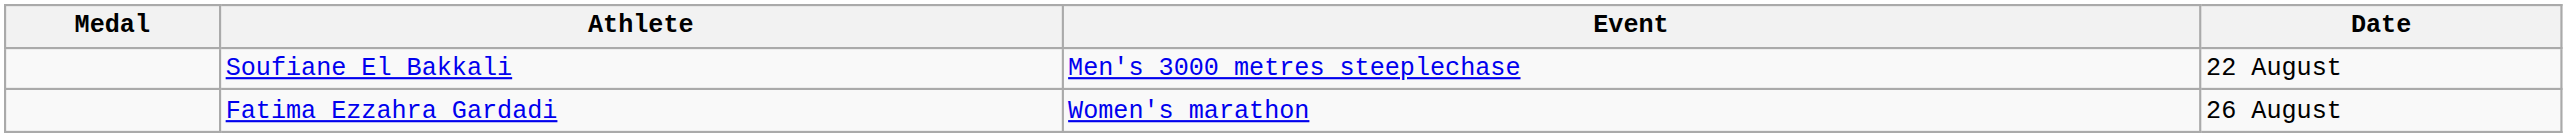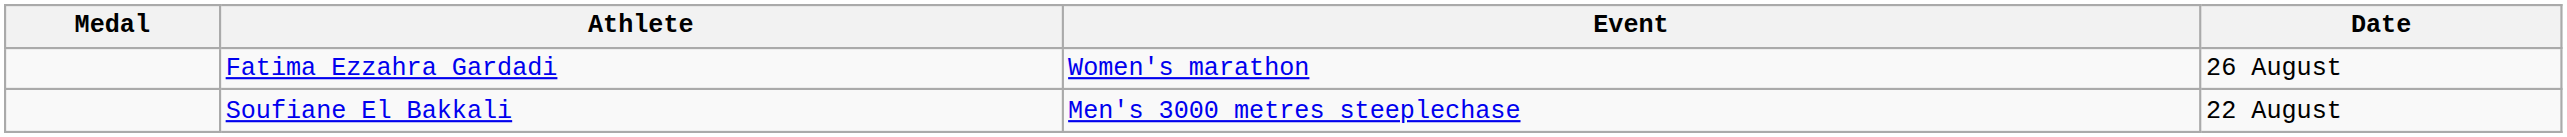rows swapped: (369, 68) <-> (392, 110)
